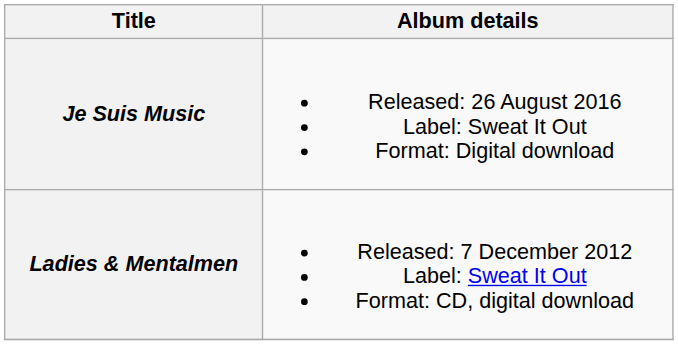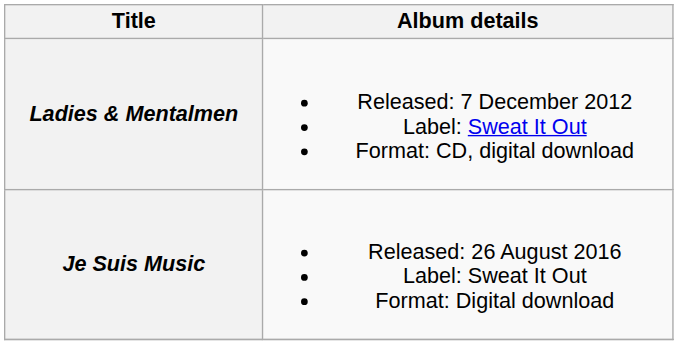rows swapped: (134, 264) <-> (134, 113)
